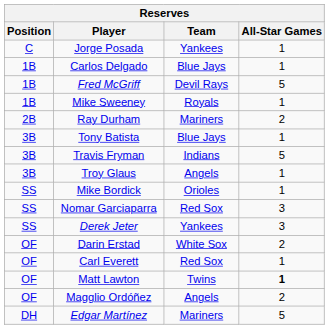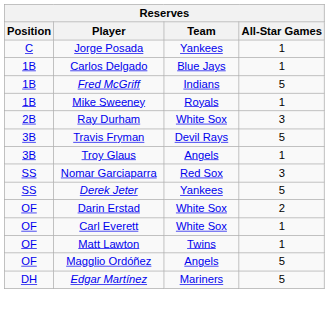(201, 84) Devil Rays -> (201, 84) Indians
(201, 119) Mariners -> (201, 119) White Sox
(282, 119) 2 -> (282, 119) 3
- row: (109, 137)
(201, 155) Indians -> (201, 137) Devil Rays
- row: (109, 191)
(282, 226) 3 -> (282, 191) 5
(201, 262) Red Sox -> (201, 226) White Sox
(282, 279) bold -> (282, 244) normal
(282, 297) 2 -> (282, 262) 5
